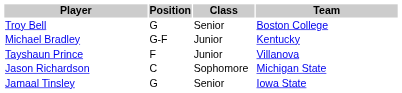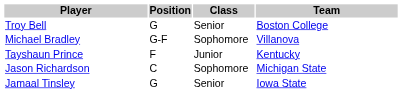(208, 40) Junior -> (221, 40) Sophomore
(278, 40) Kentucky -> (278, 40) Villanova
(278, 54) Villanova -> (278, 54) Kentucky
